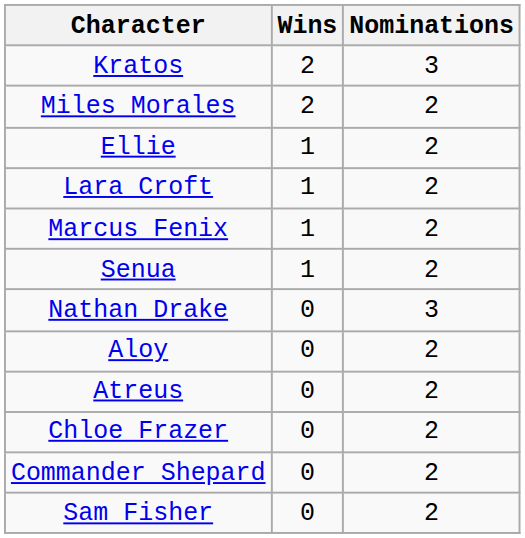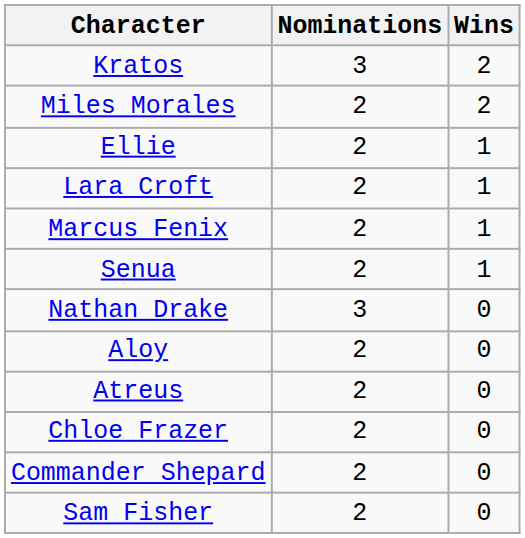columns swapped: (432, 25) <-> (307, 25)
